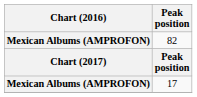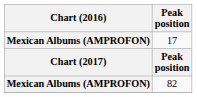rows swapped: (172, 84) <-> (172, 40)
